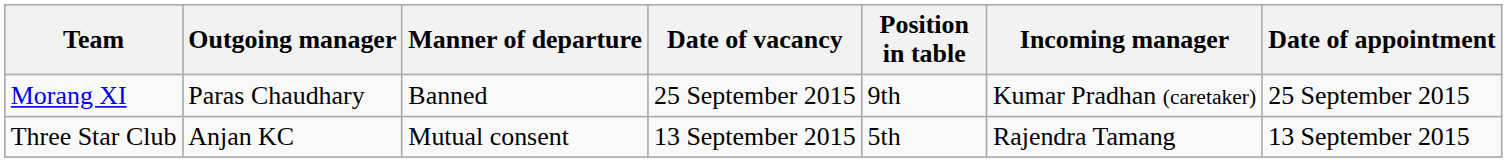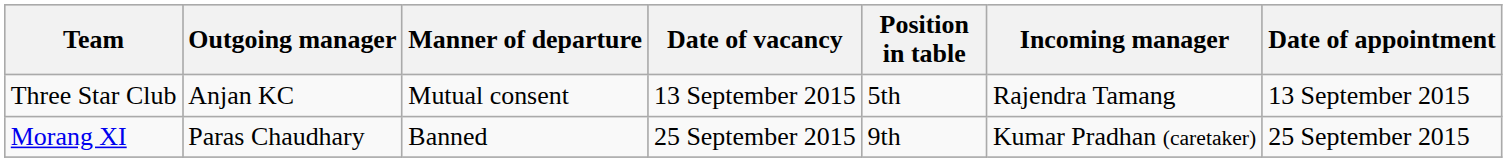rows swapped: (94, 136) <-> (69, 95)
